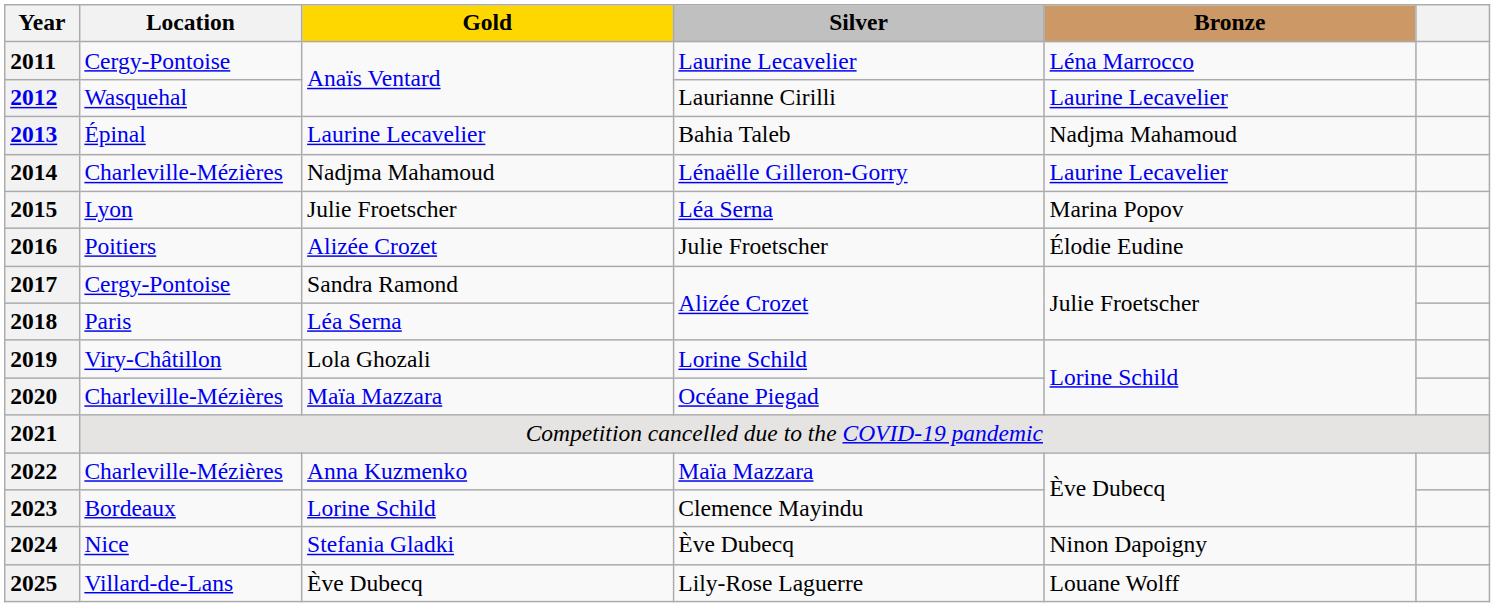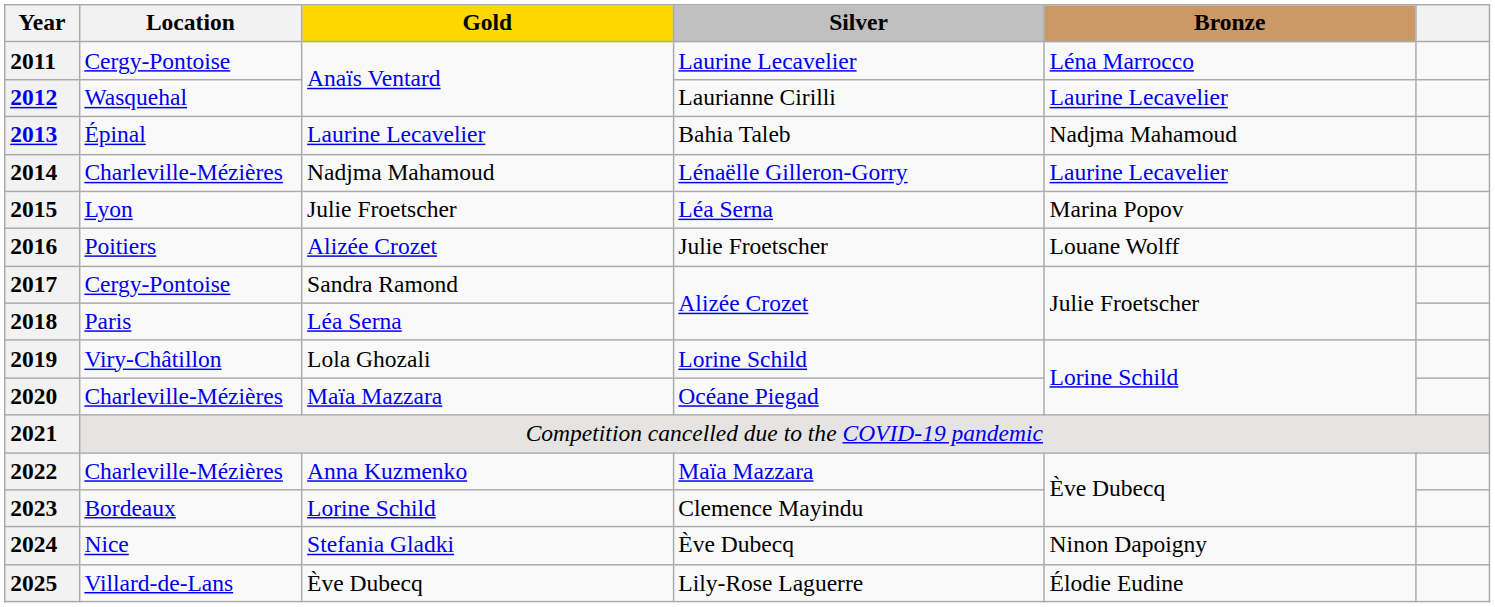(1117, 246) Élodie Eudine -> (1115, 246) Louane Wolff
(1115, 582) Louane Wolff -> (1117, 582) Élodie Eudine
